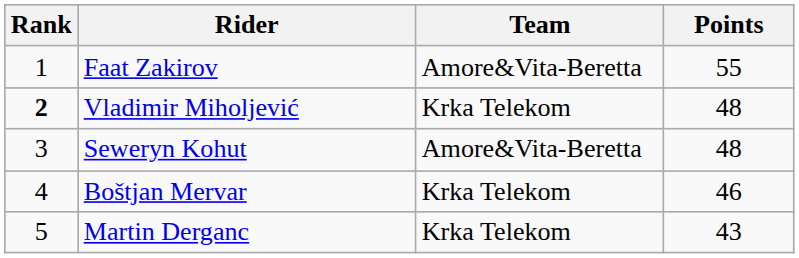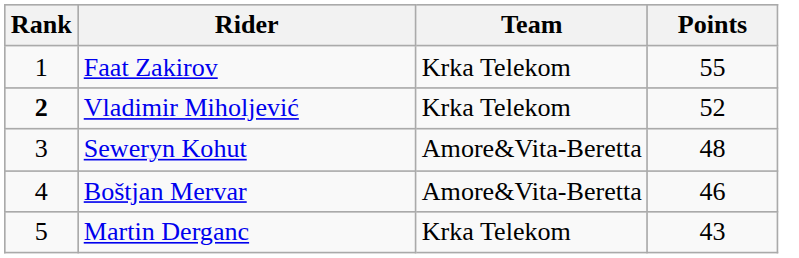(532, 66) Amore&Vita-Beretta -> (496, 66) Krka Telekom
(729, 107) 48 -> (712, 107) 52
(496, 190) Krka Telekom -> (532, 190) Amore&Vita-Beretta
